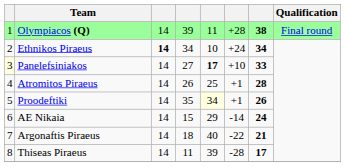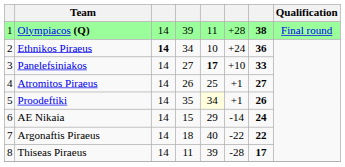(261, 48) 34 -> (261, 48) 36
(10, 65) lightyellow background -> (10, 65) no background
(261, 83) 28 -> (261, 83) 27
(261, 135) 21 -> (261, 135) 22
